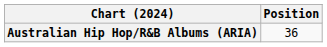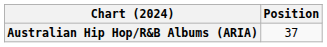(291, 33) 36 -> (291, 33) 37
